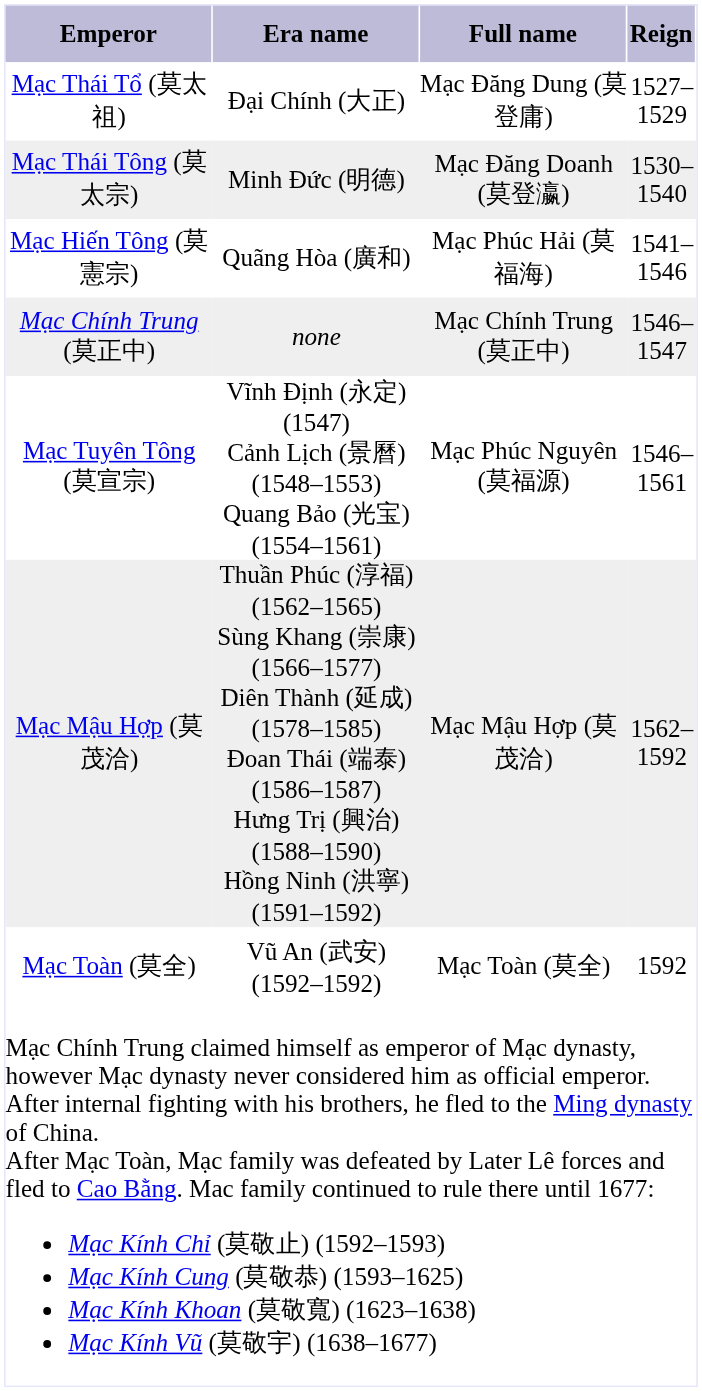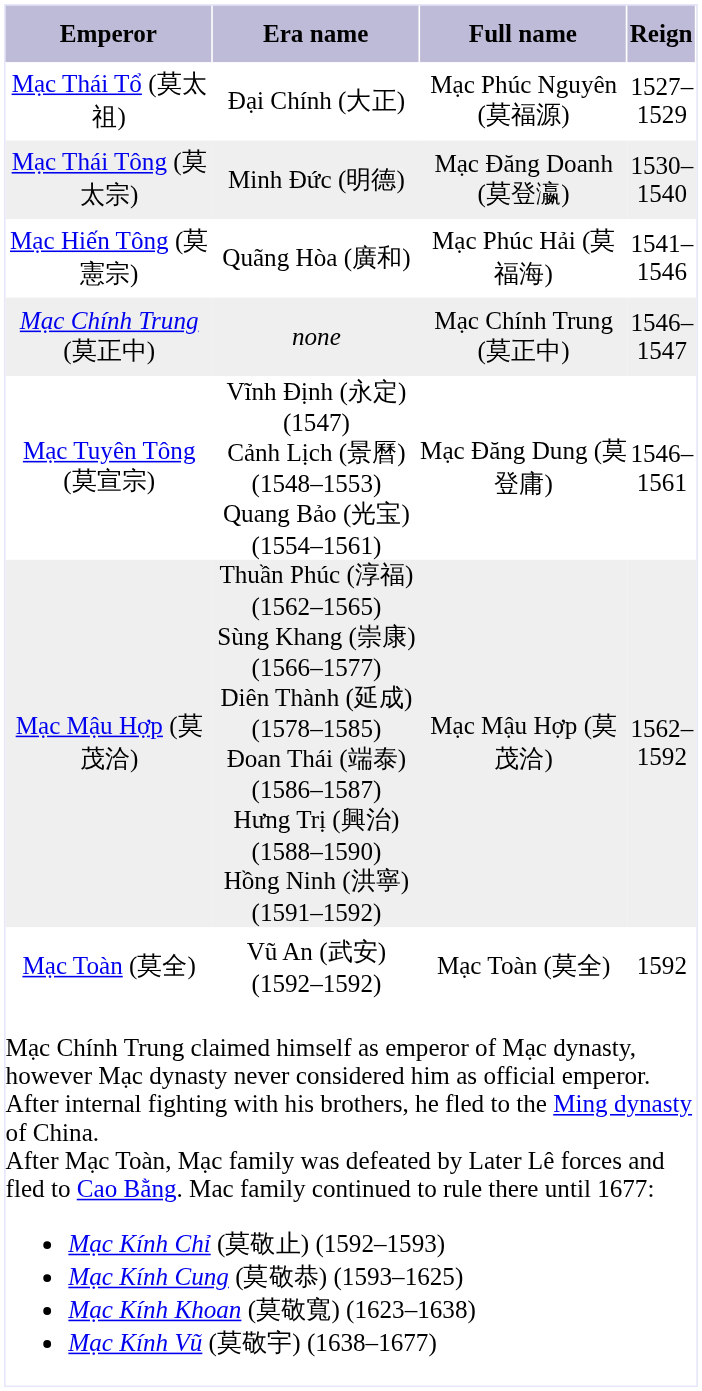(524, 100) Mạc Đăng Dung (莫登庸) -> (524, 99) Mạc Phúc Nguyên (莫福源)
(524, 466) Mạc Phúc Nguyên (莫福源) -> (524, 466) Mạc Đăng Dung (莫登庸)
